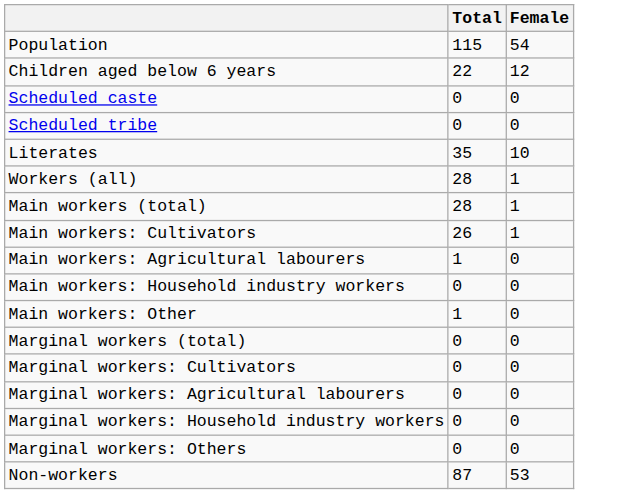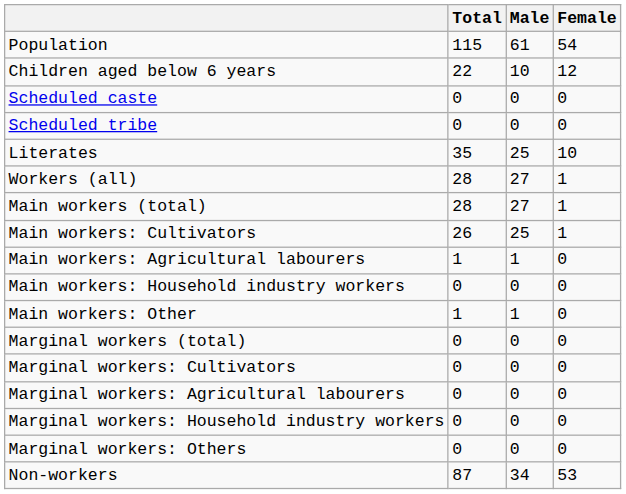+ column: (530, 18)
